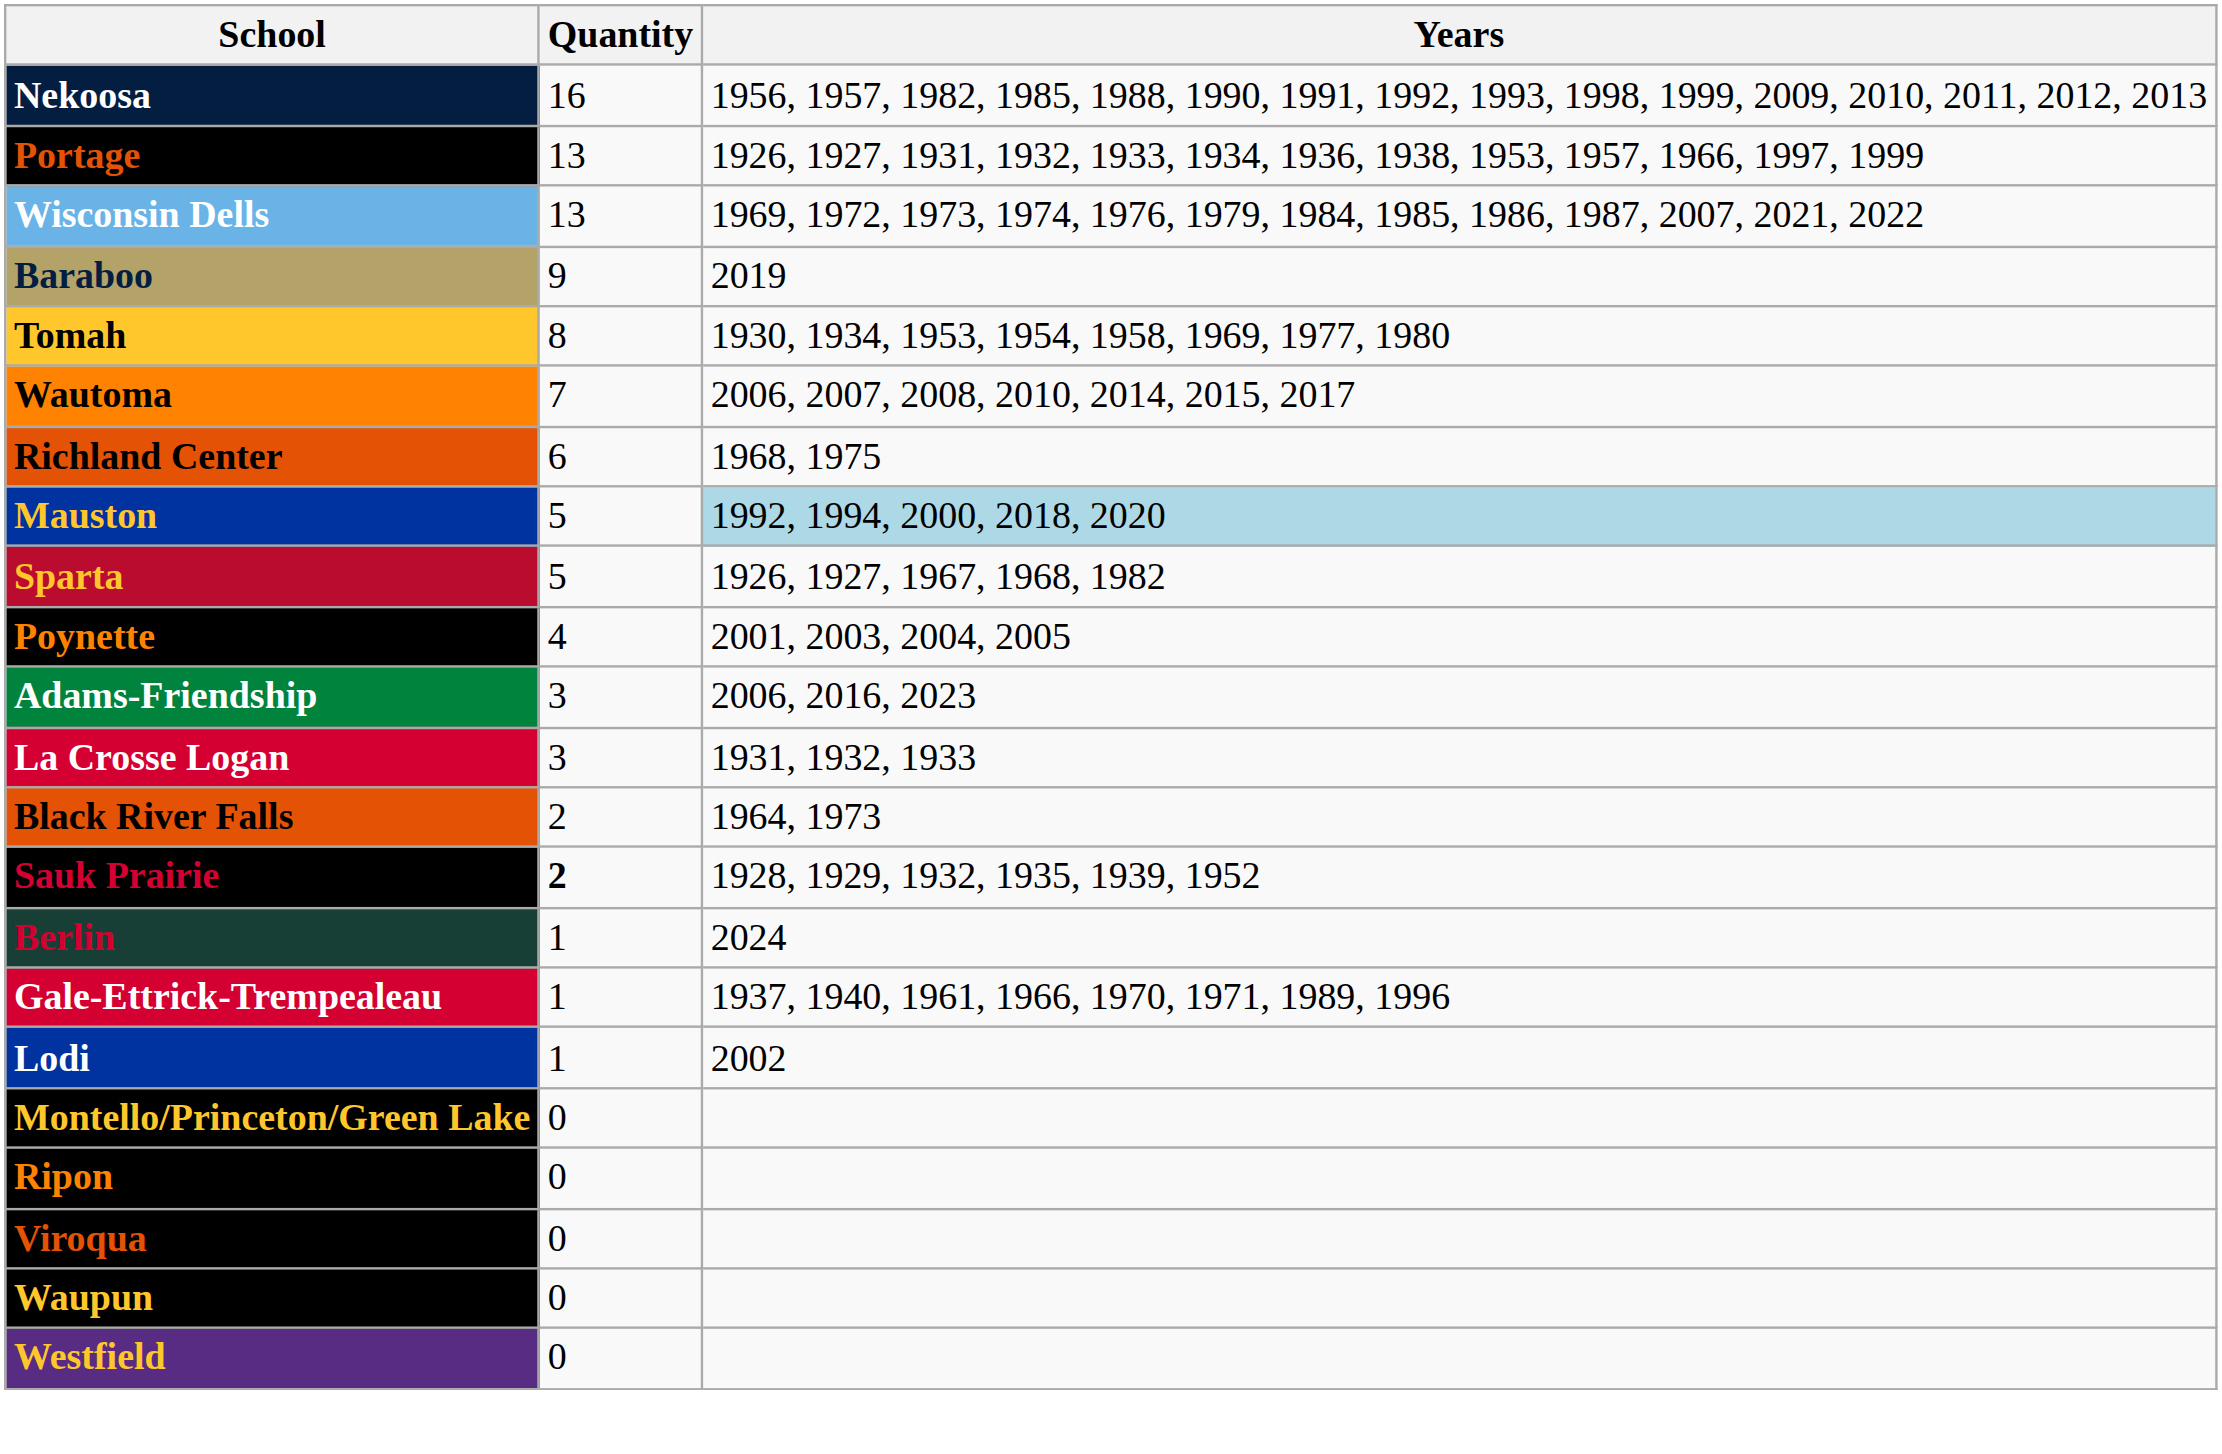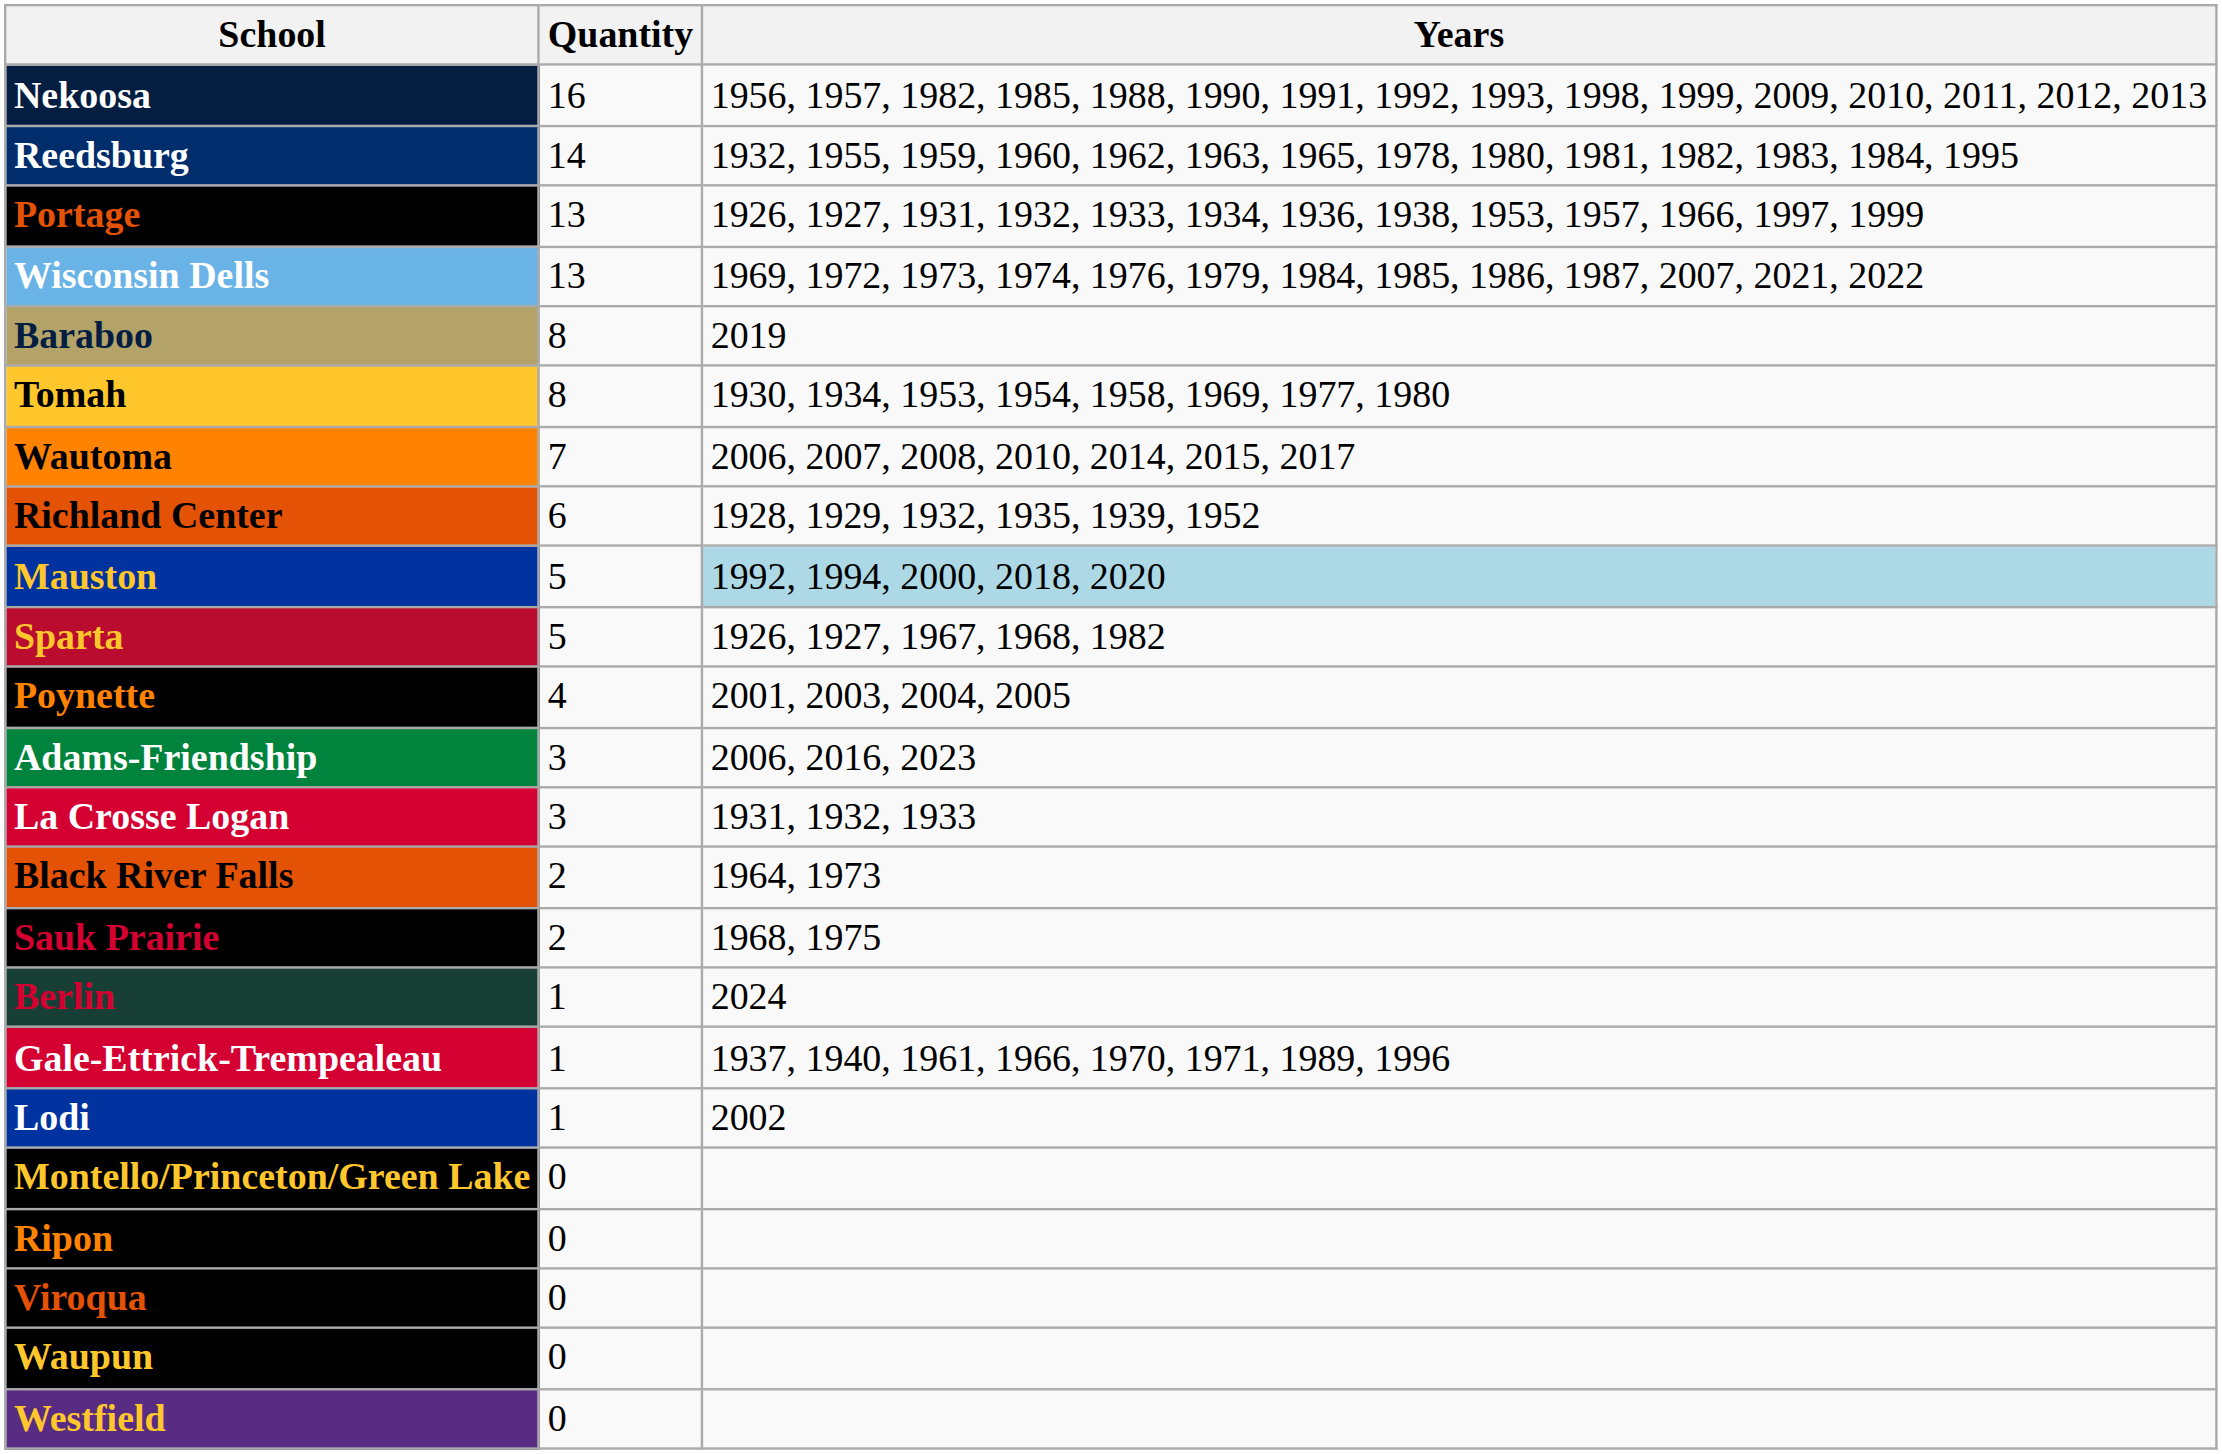+ row: (101, 154)
(557, 275) 9 -> (557, 335) 8
(796, 455) 1968, 1975 -> (986, 515) 1928, 1929, 1932, 1935, 1939, 1952
(557, 876) bold -> (557, 936) normal
(986, 876) 1928, 1929, 1932, 1935, 1939, 1952 -> (796, 936) 1968, 1975
